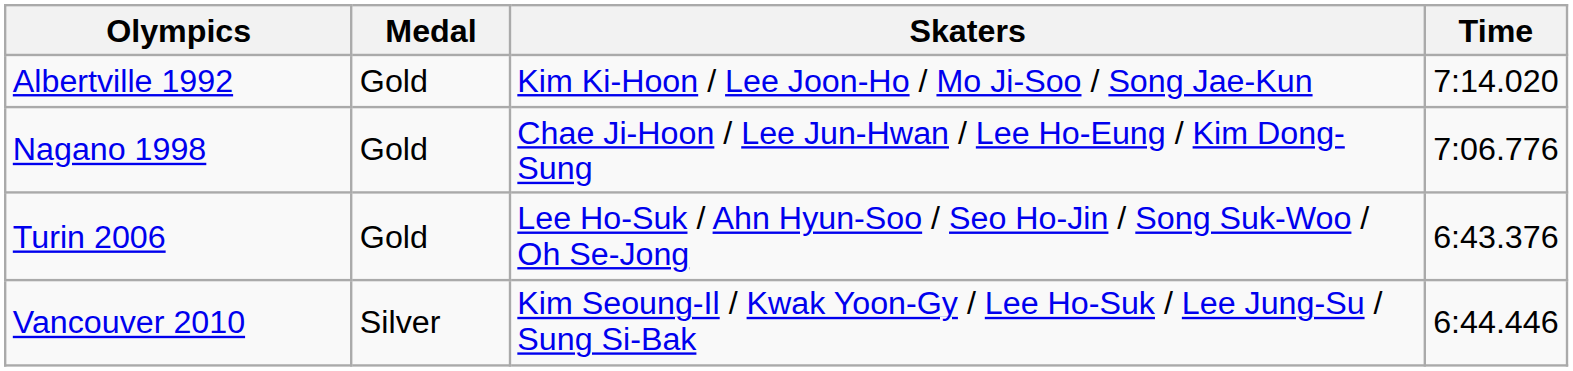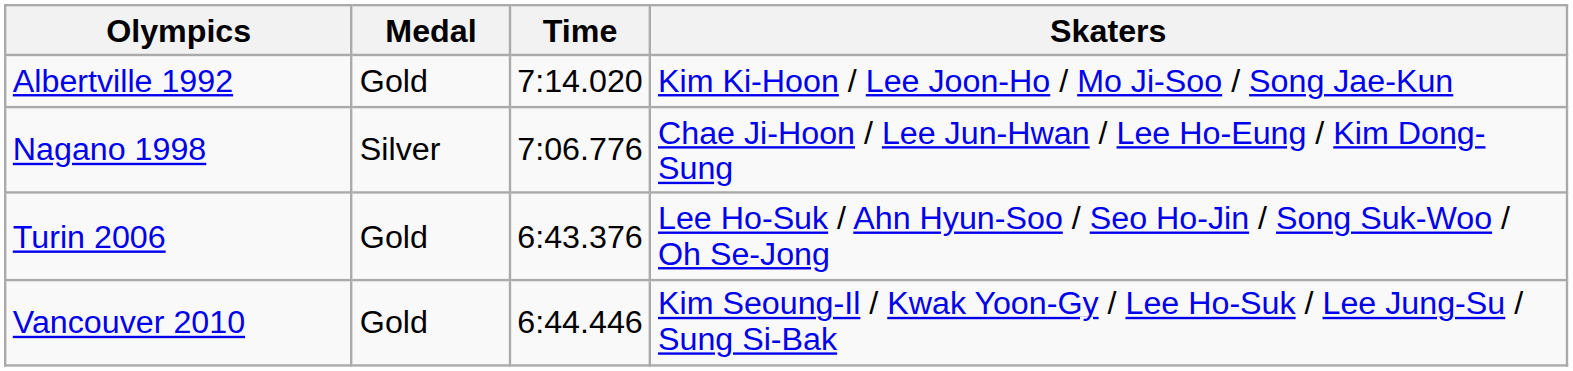columns swapped: (968, 30) <-> (1496, 30)
(394, 150) Gold -> (400, 150) Silver
(400, 322) Silver -> (394, 322) Gold
